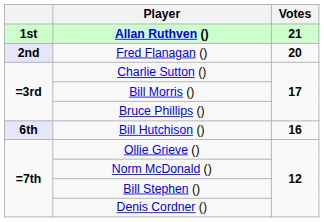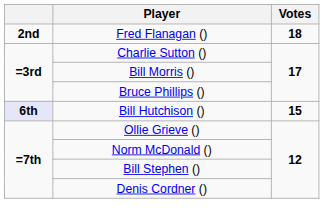- row: (162, 34)
(29, 53) lavender background -> (29, 34) no background
(295, 53) 20 -> (295, 34) 18
(295, 131) 16 -> (295, 111) 15
